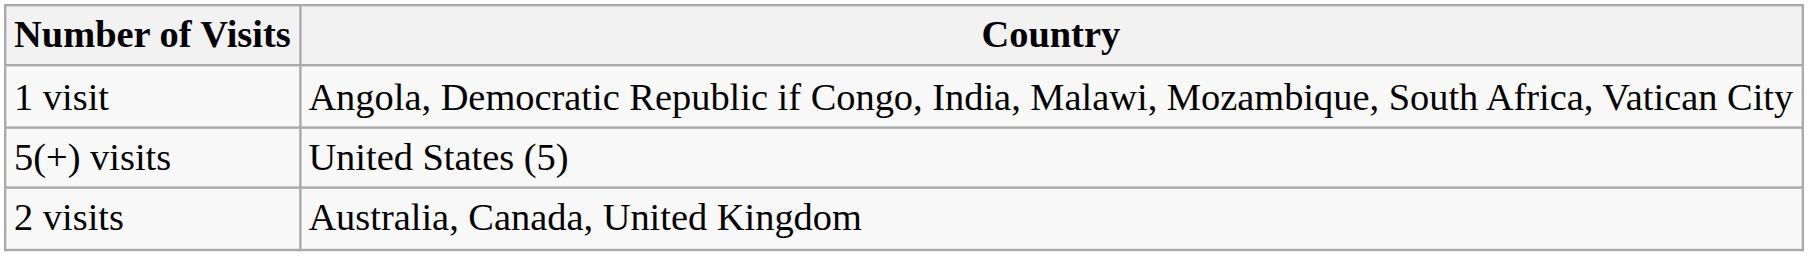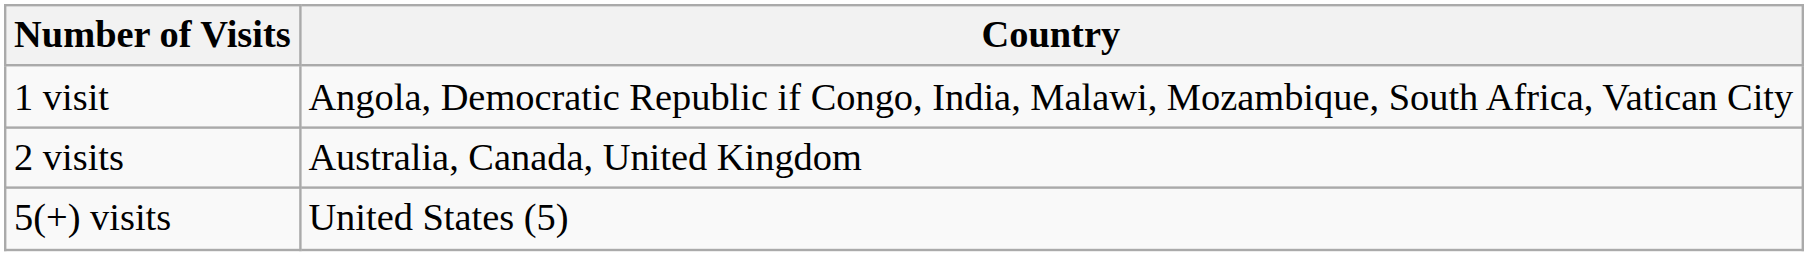rows swapped: (69, 217) <-> (93, 156)
